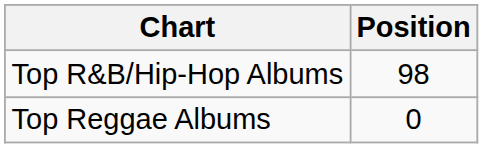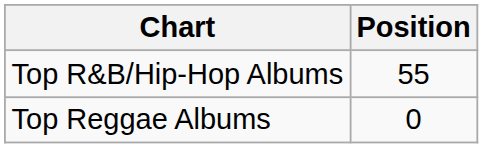(414, 73) 98 -> (414, 73) 55
